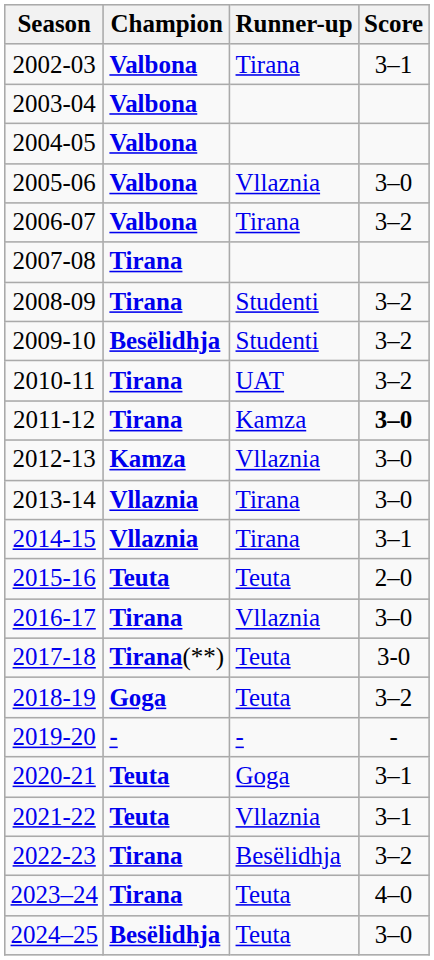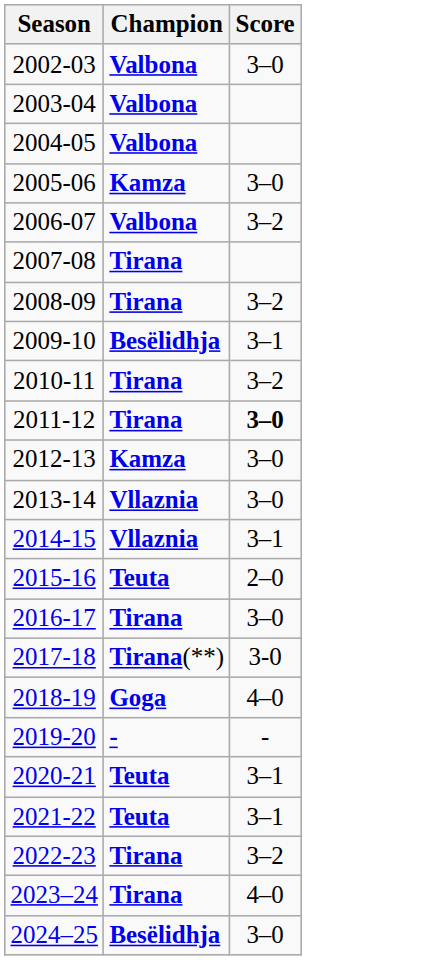- column: (294, 24)
(394, 63) 3–1 -> (265, 63) 3–0
(153, 182) Valbona -> (148, 182) Kamza
(394, 340) 3–2 -> (265, 340) 3–1
(394, 697) 3–2 -> (265, 697) 4–0
